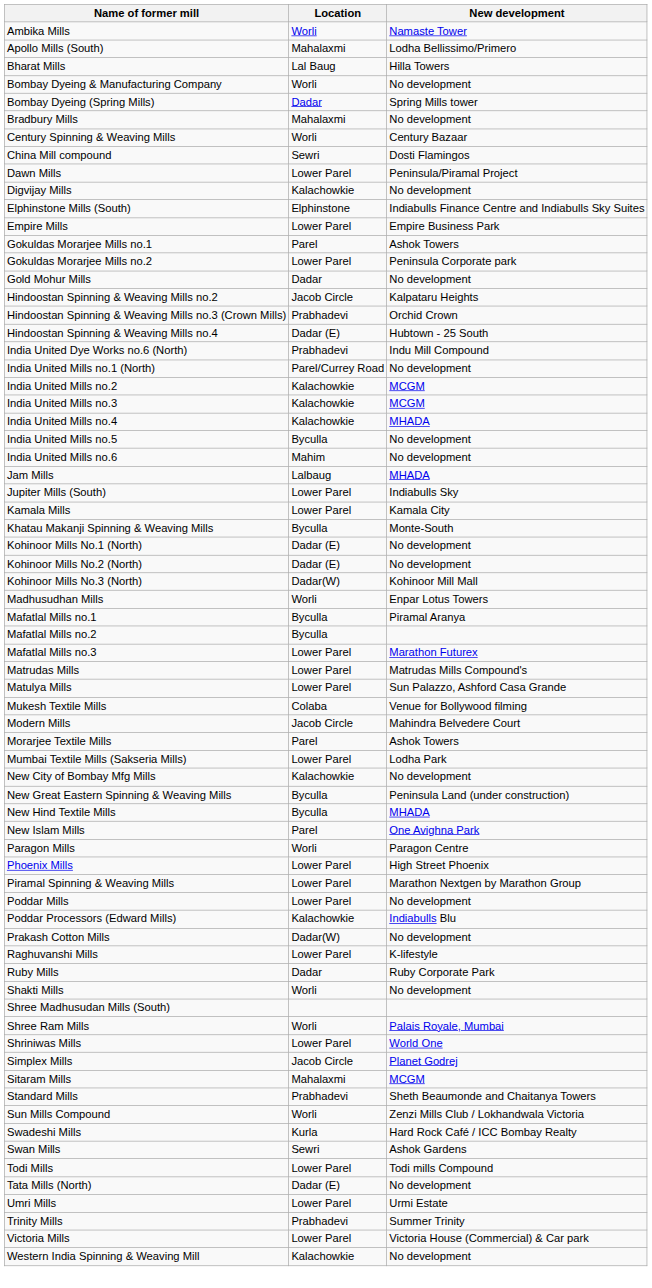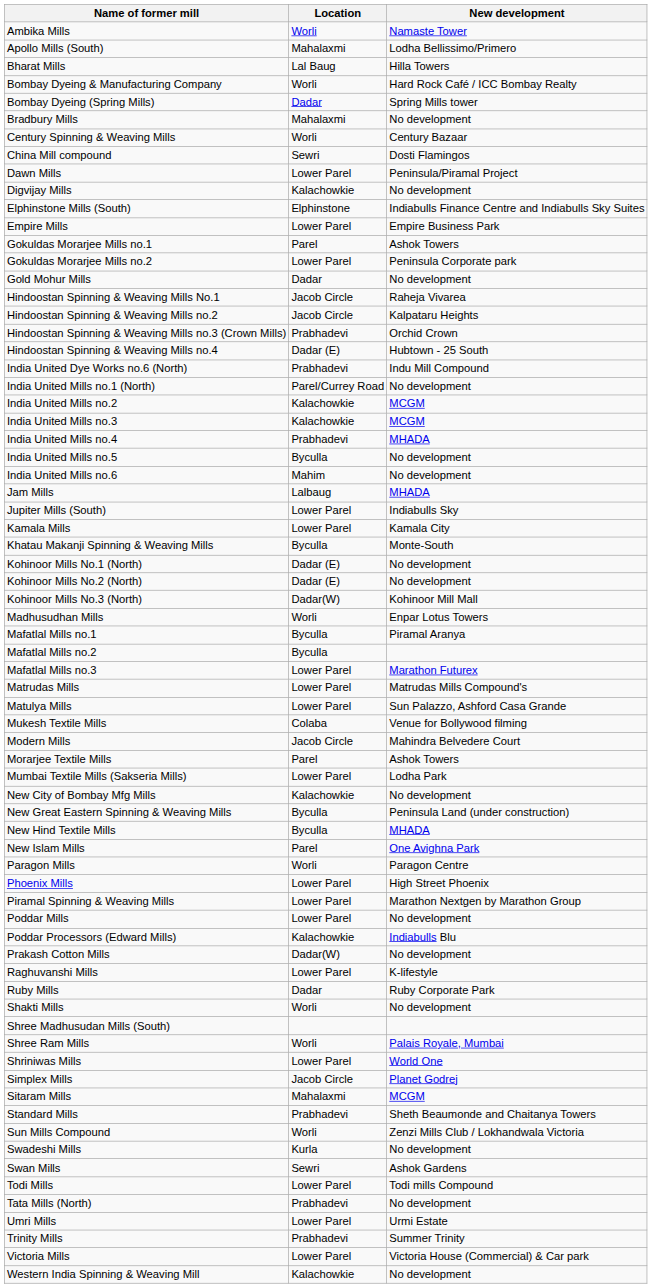(430, 84) No development -> (483, 84) Hard Rock Café / ICC Bombay Realty
+ row: (113, 297)
(323, 421) Kalachowkie -> (320, 439) Prabhadevi
(483, 1132) Hard Rock Café / ICC Bombay Realty -> (430, 1150) No development
(316, 1185) Dadar (E) -> (320, 1203) Prabhadevi
